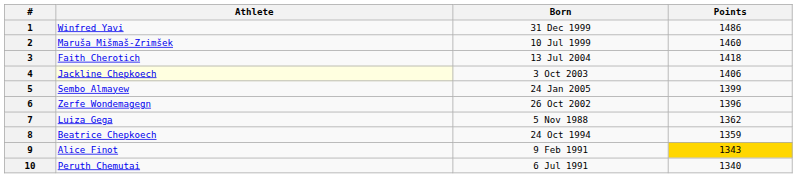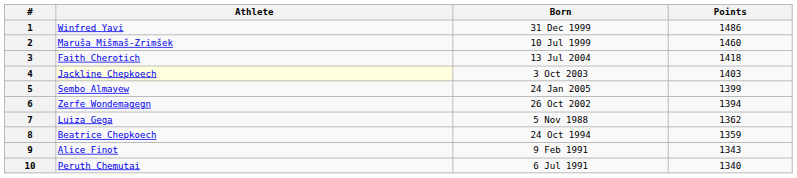(730, 73) 1406 -> (730, 73) 1403
(730, 104) 1396 -> (730, 104) 1394
(730, 150) gold background -> (730, 150) no background
